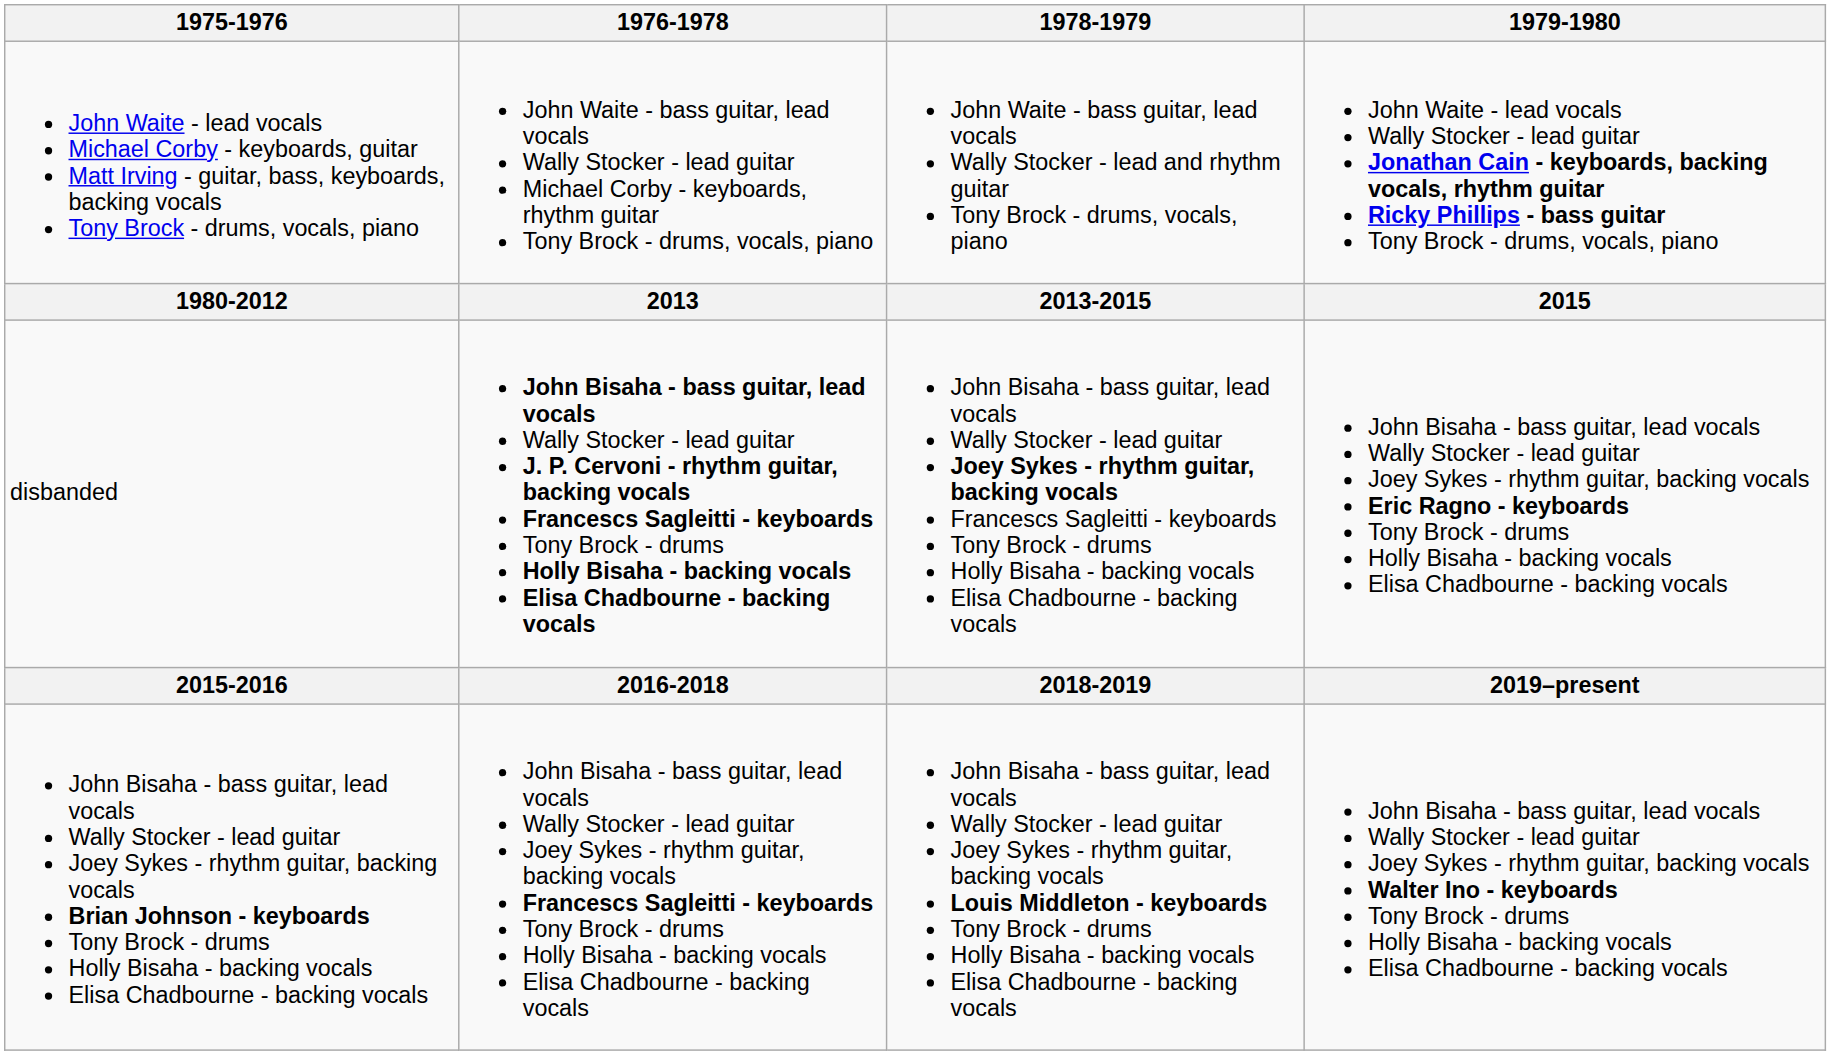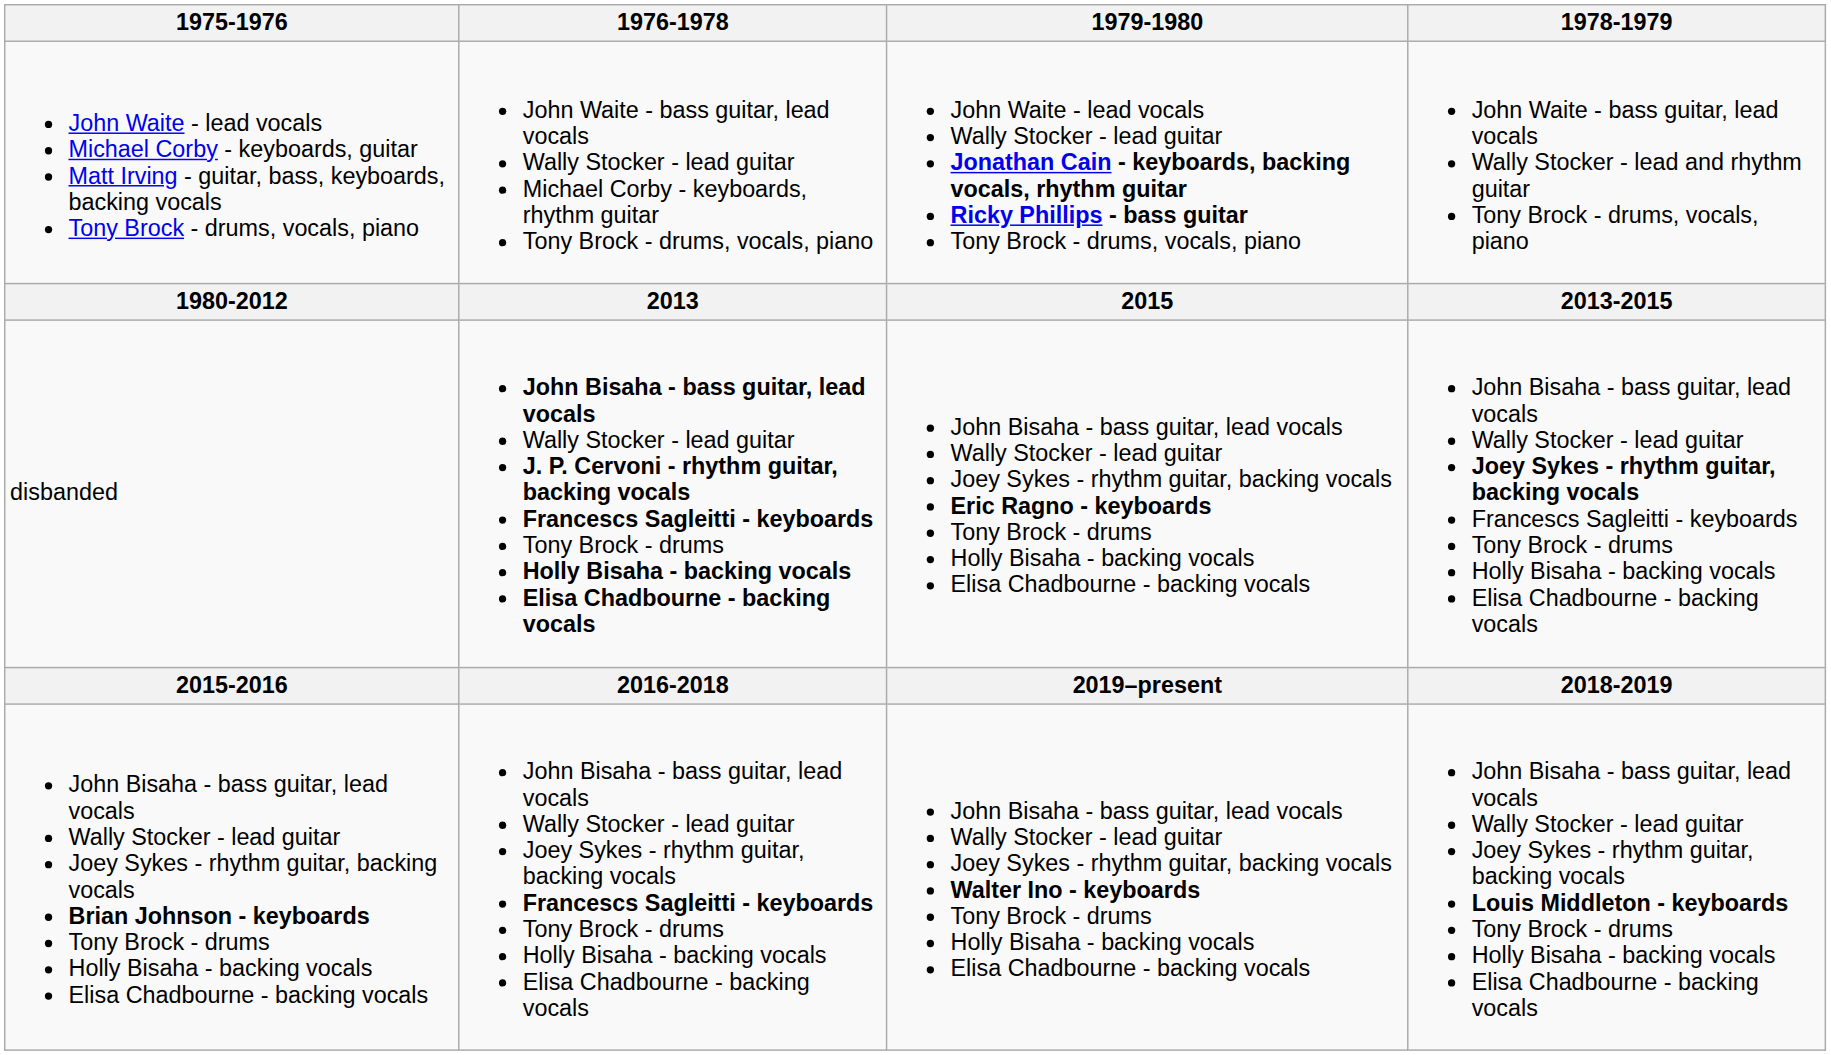columns swapped: (1095, 23) <-> (1565, 23)
